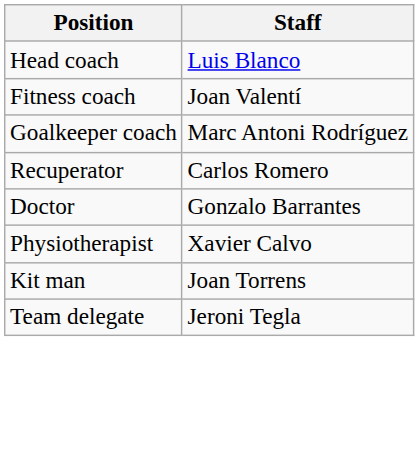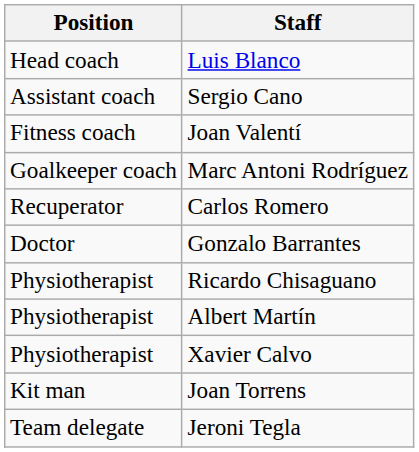+ row: (245, 96)
+ row: (282, 280)
+ row: (252, 317)
